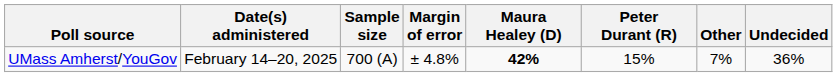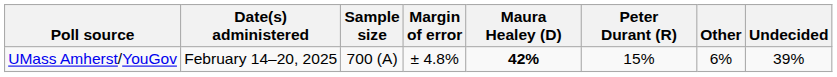(721, 59) 7% -> (721, 59) 6%
(789, 59) 36% -> (789, 59) 39%
